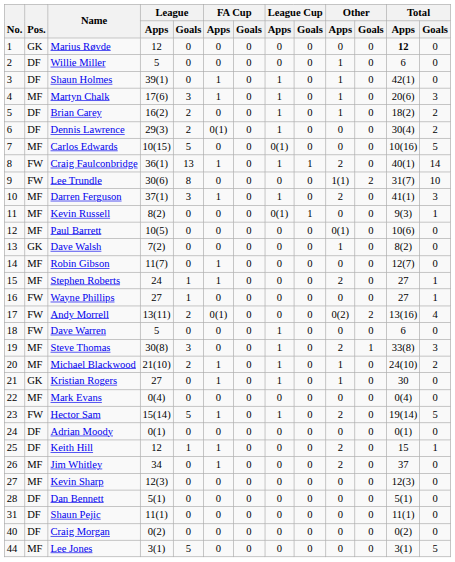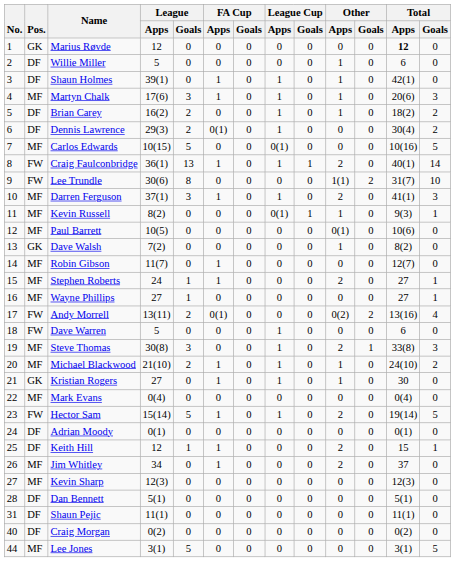(340, 213) 0 -> (340, 213) 1
(35, 297) FW -> (35, 297) MF
